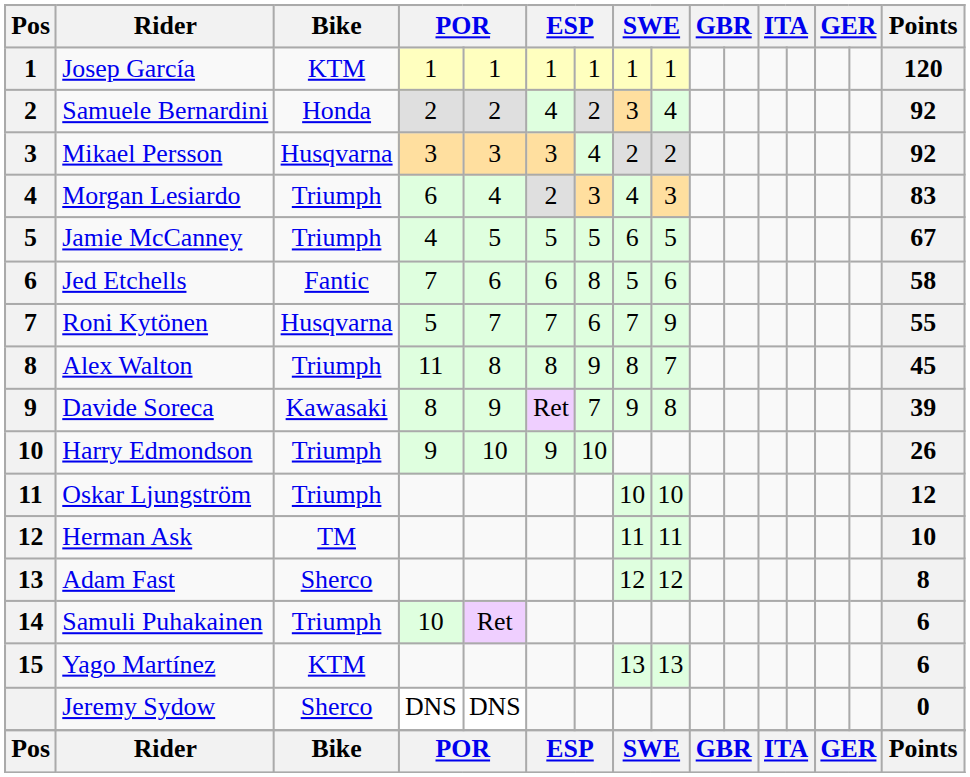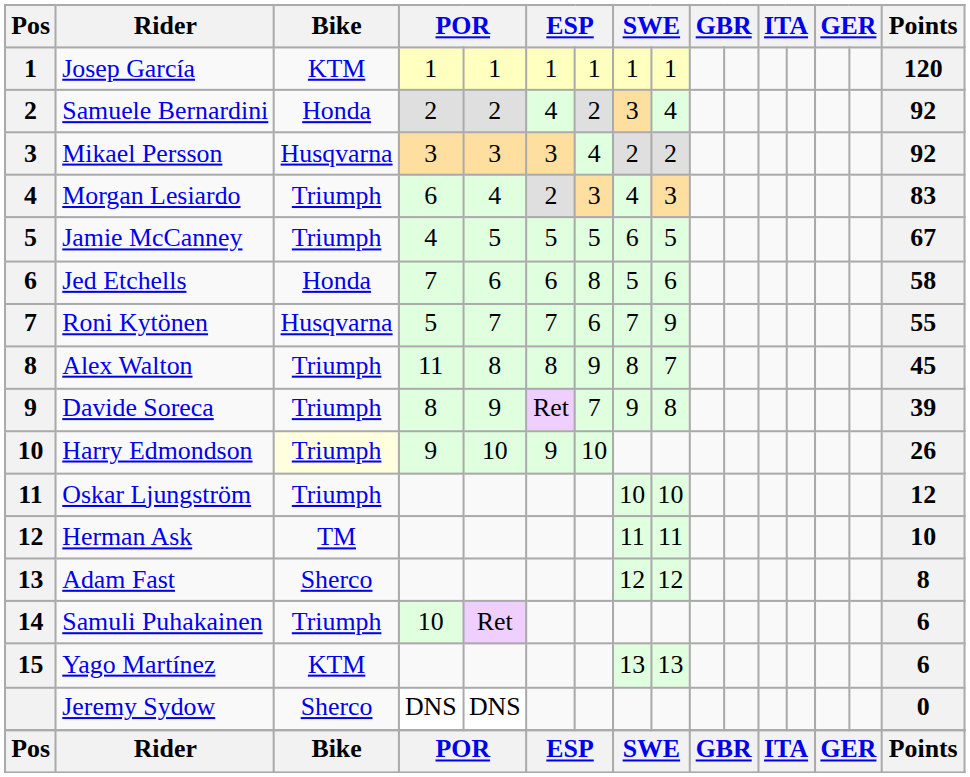(337, 281) Fantic -> (337, 281) Honda
(337, 409) Kawasaki -> (337, 409) Triumph
(337, 451) no background -> (337, 451) lightyellow background
